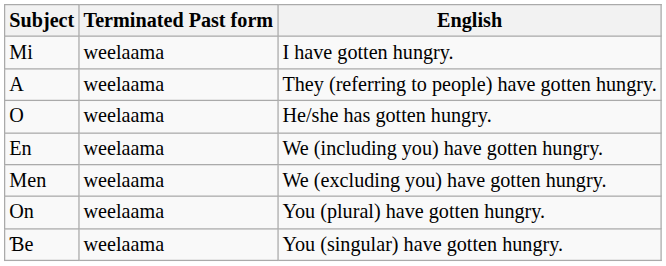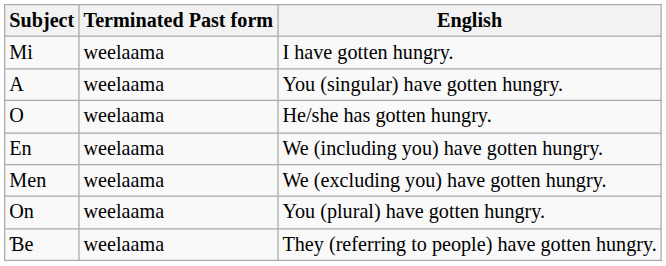(470, 84) They (referring to people) have gotten hungry. -> (423, 84) You (singular) have gotten hungry.
(423, 244) You (singular) have gotten hungry. -> (470, 244) They (referring to people) have gotten hungry.
